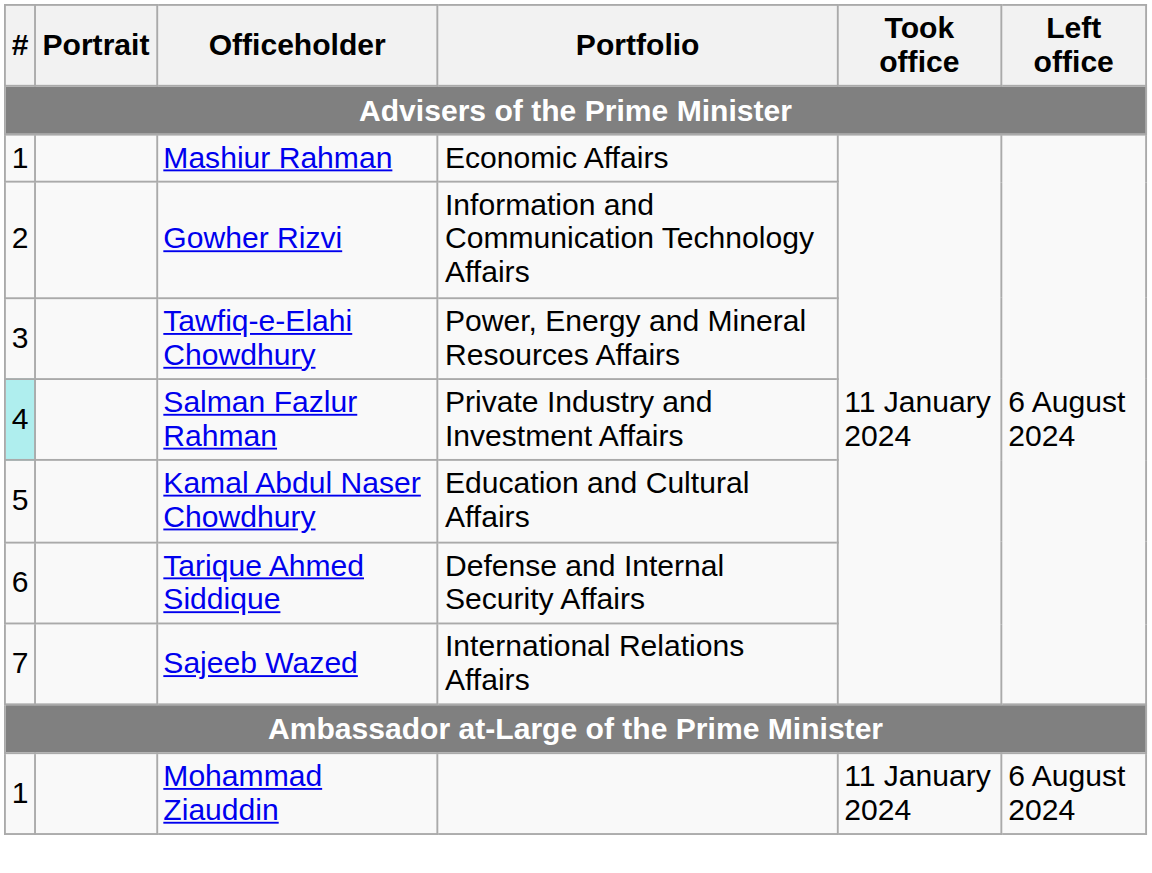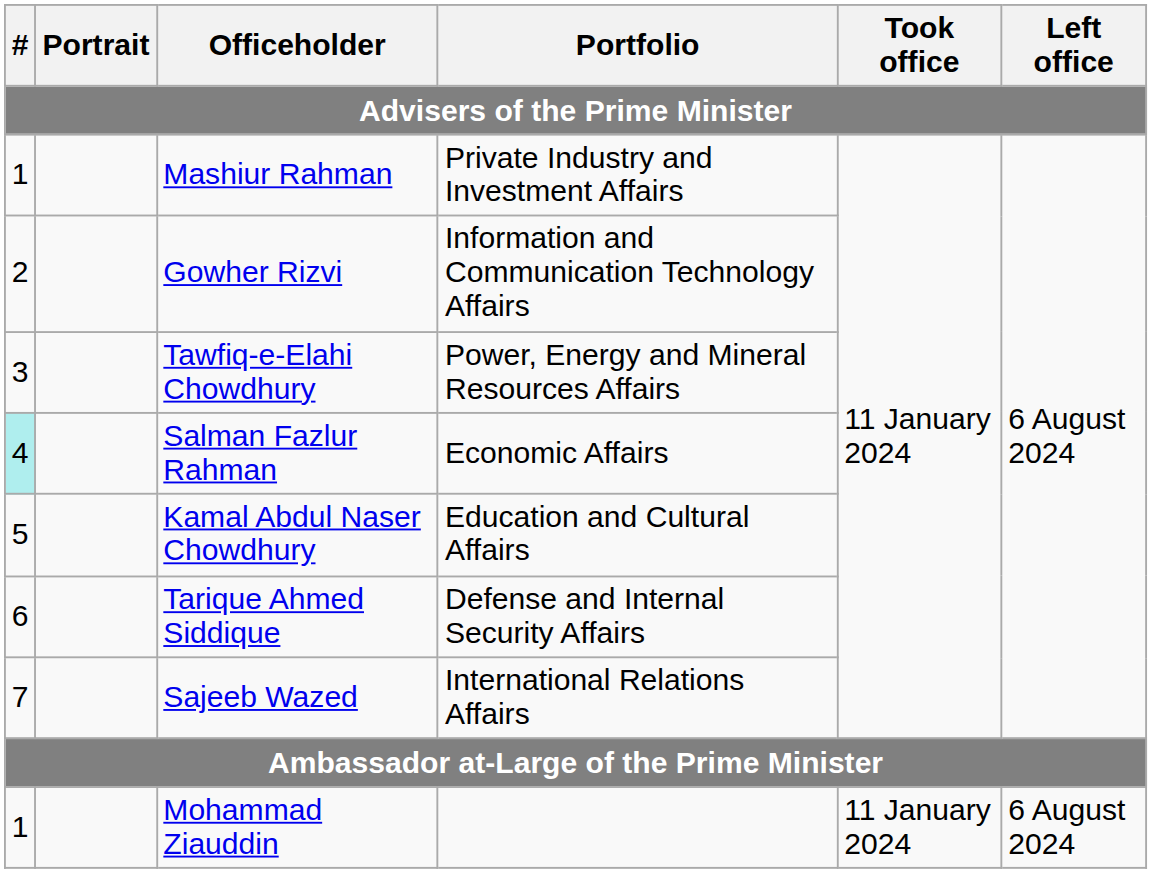(557, 157) Economic Affairs -> (579, 174) Private Industry and Investment Affairs
(579, 419) Private Industry and Investment Affairs -> (557, 452) Economic Affairs
